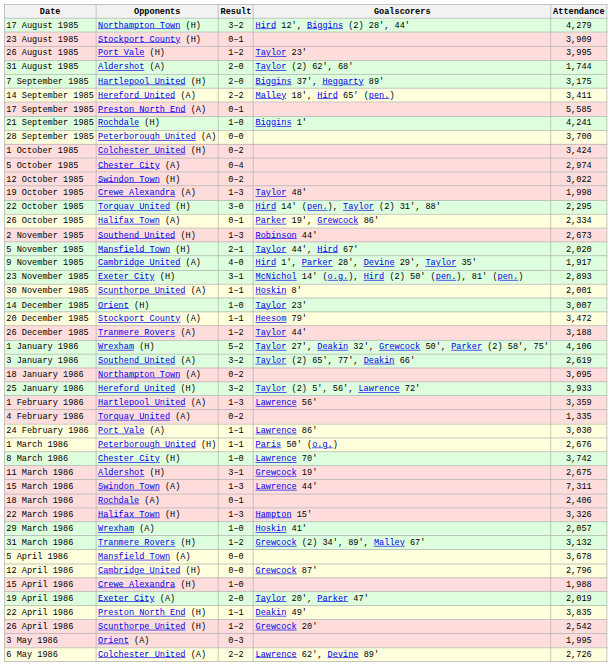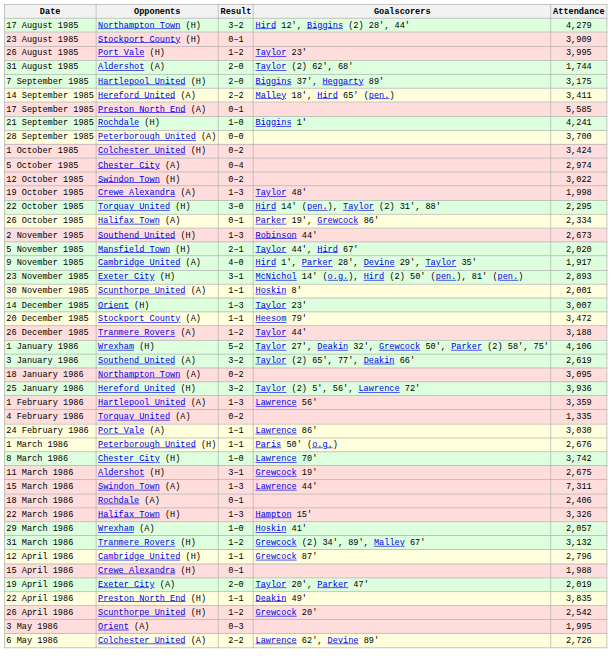(236, 305) 1–0 -> (236, 305) 1–3
(579, 389) 3,933 -> (579, 389) 3,936
- row: (37, 557)
(236, 571) 0–0 -> (236, 557) 1–1
(236, 585) 1–0 -> (236, 571) 0–1
